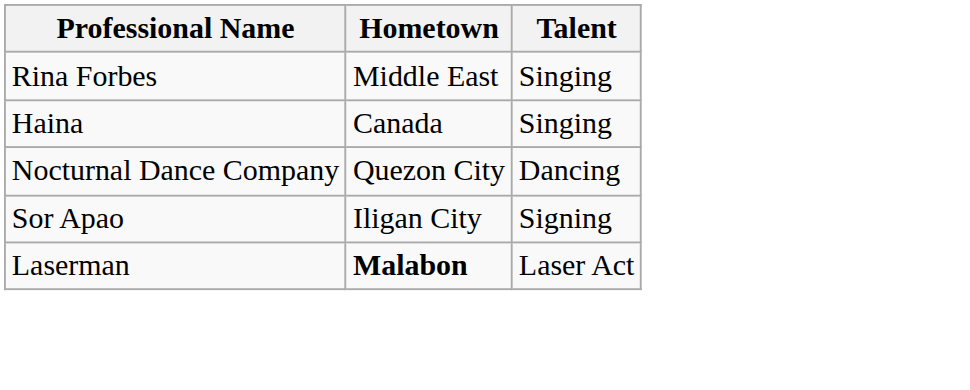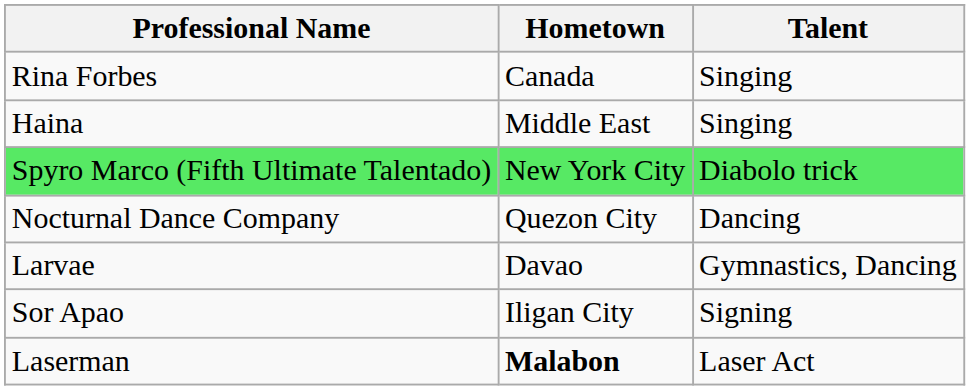(426, 75) Middle East -> (550, 75) Canada
(398, 123) Canada -> (578, 123) Middle East
+ row: (251, 170)
+ row: (53, 265)
